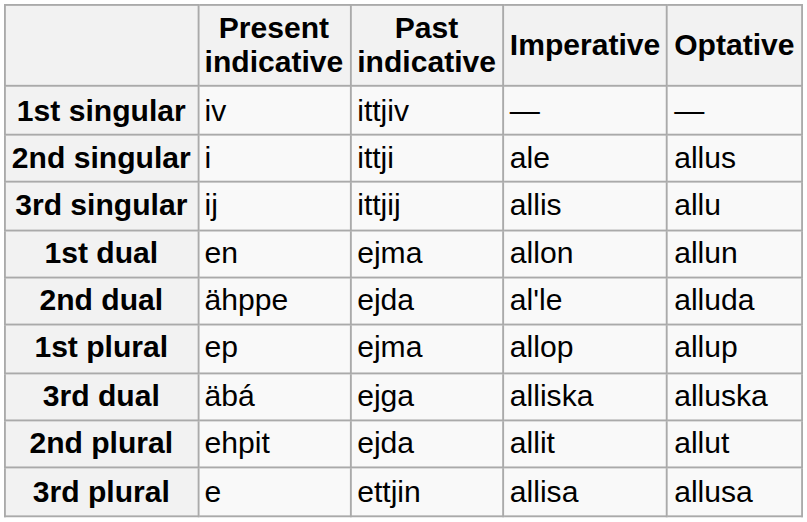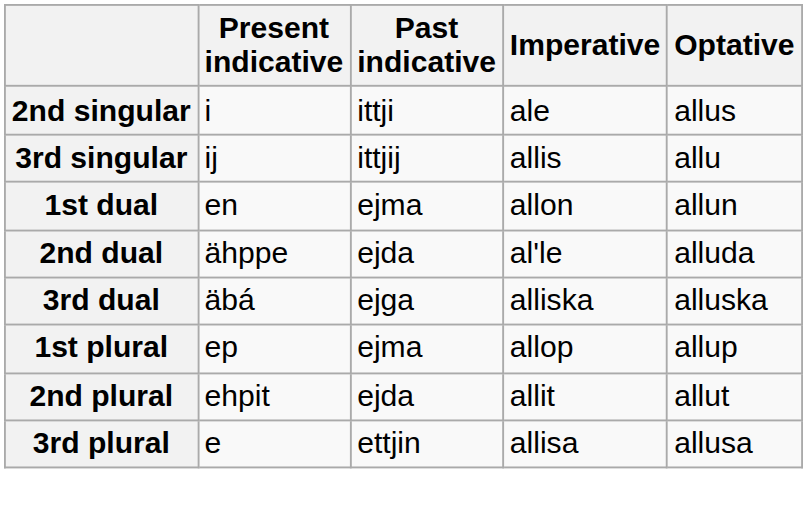- row: (101, 109)
rows swapped: (101, 396) <-> (101, 348)
